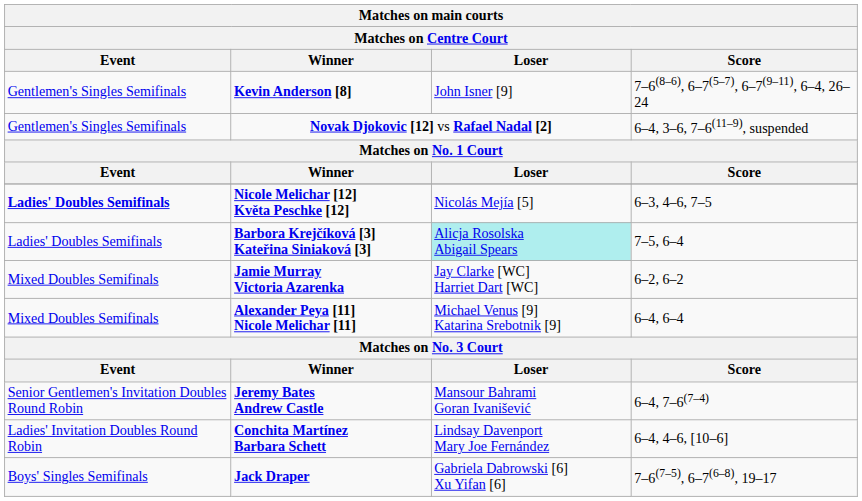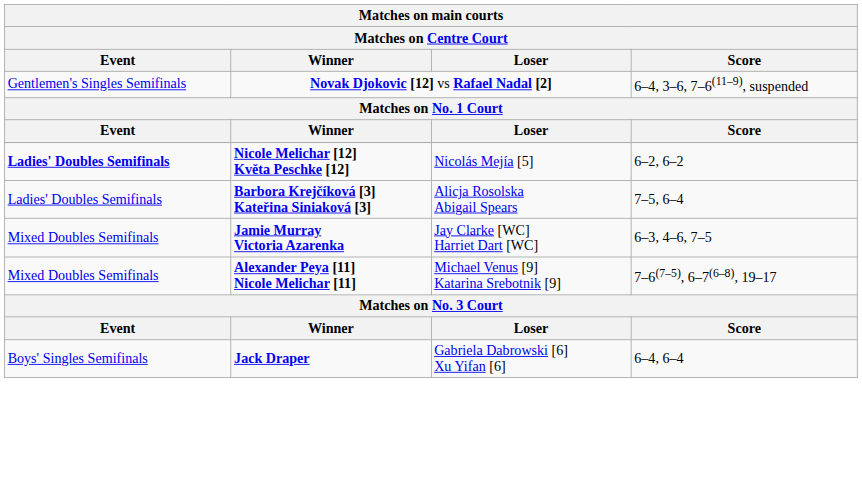- row: (293, 92)
(673, 203) 6–3, 4–6, 7–5 -> (659, 161) 6–2, 6–2
(479, 241) paleturquoise background -> (479, 199) no background
(659, 279) 6–2, 6–2 -> (673, 237) 6–3, 4–6, 7–5
(659, 317) 6–4, 6–4 -> (705, 275) 7–6(7–5), 6–7(6–8), 19–17
- row: (279, 400)
- row: (291, 438)
(705, 477) 7–6(7–5), 6–7(6–8), 19–17 -> (659, 358) 6–4, 6–4
